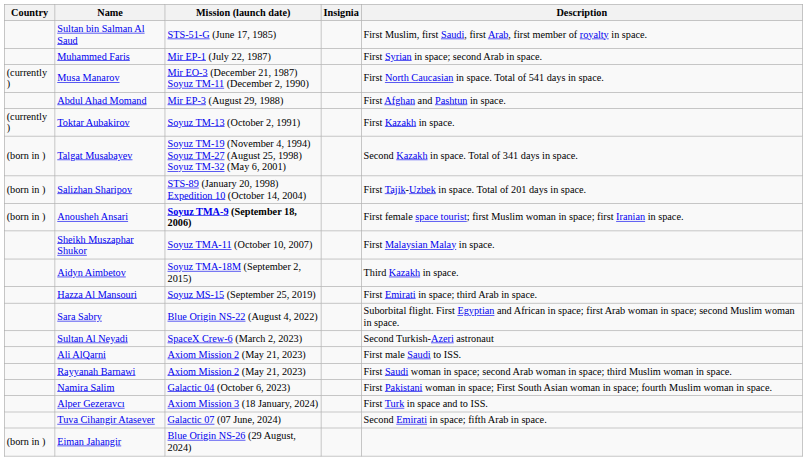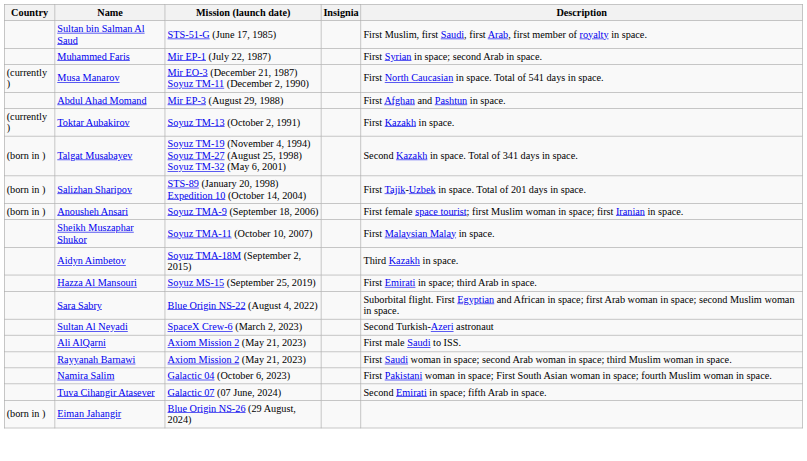(232, 217) bold -> (243, 211) normal
- row: (91, 403)
